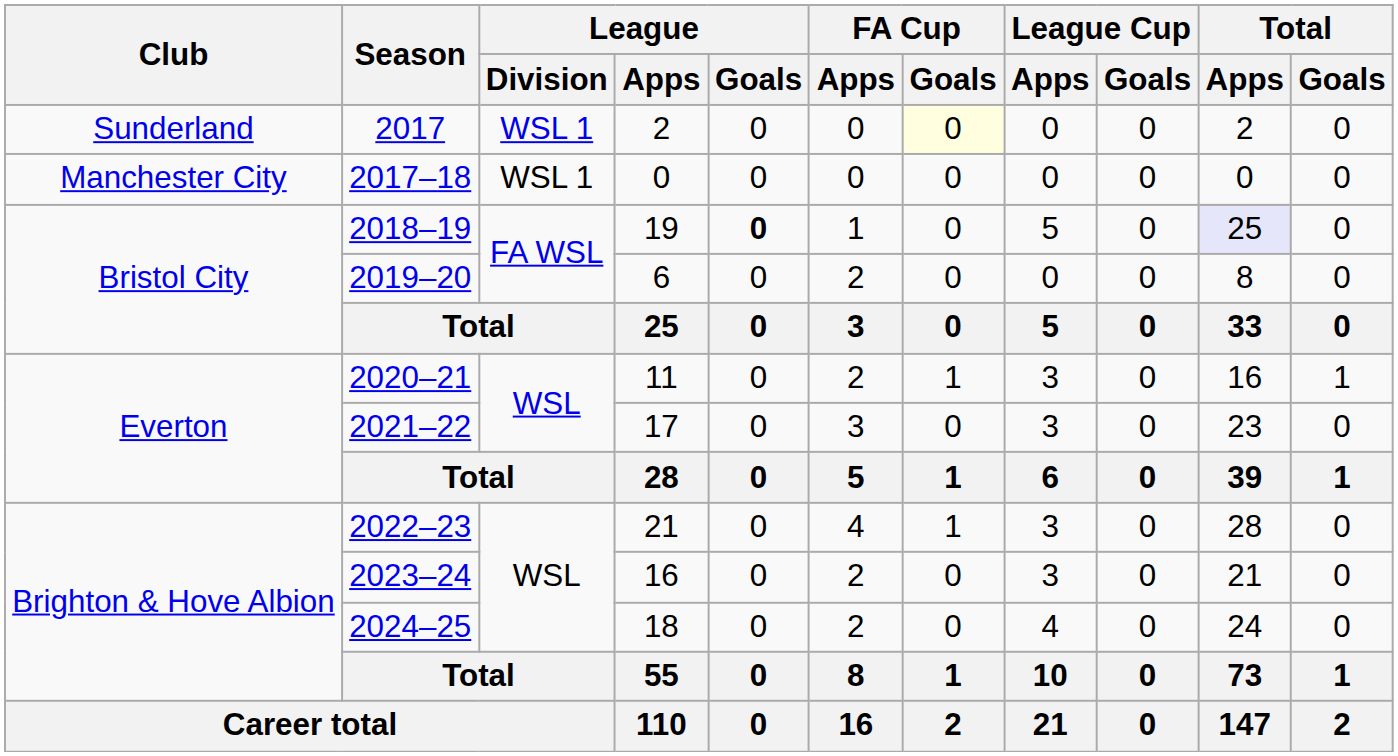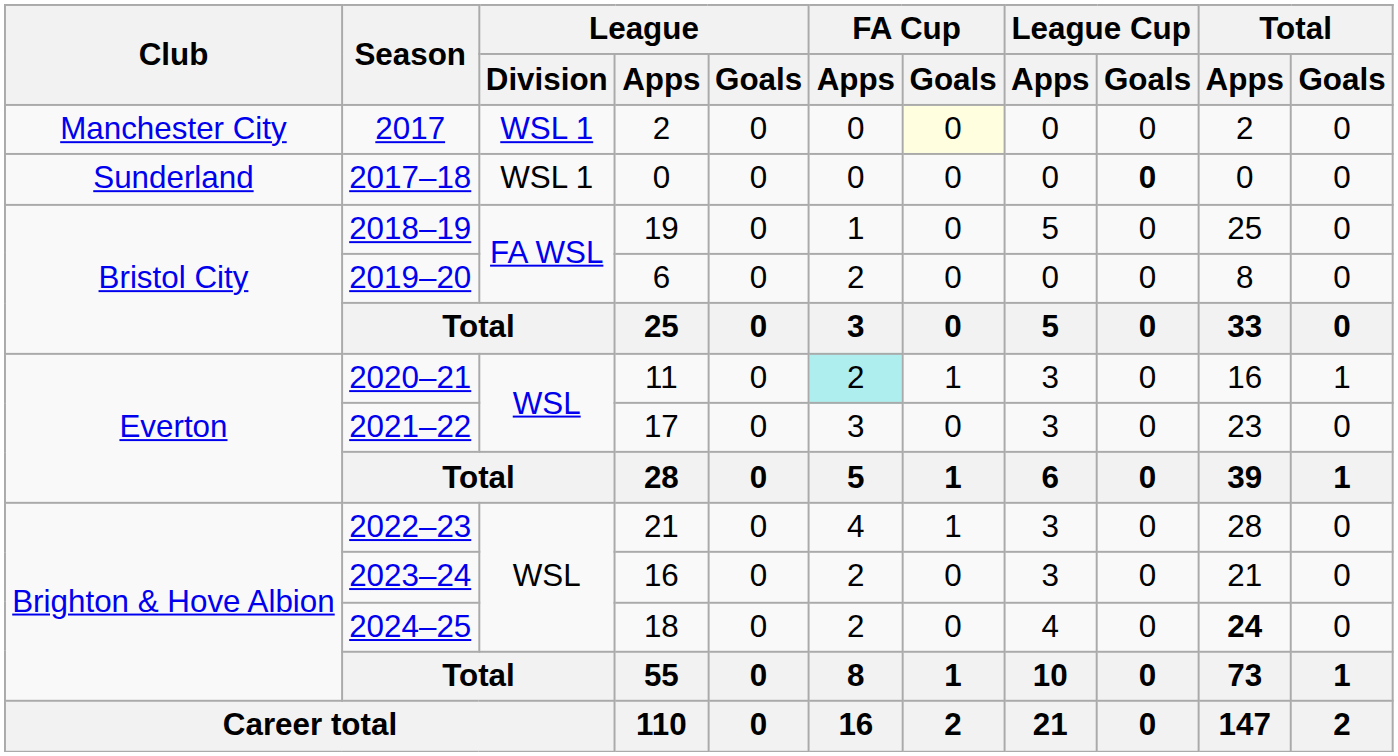(173, 128) Sunderland -> (173, 128) Manchester City
(173, 178) Manchester City -> (173, 178) Sunderland
(1148, 178) normal -> (1148, 178) bold
(759, 228) bold -> (759, 228) normal
(1245, 228) lavender background -> (1245, 228) no background
(856, 377) no background -> (856, 377) paleturquoise background
(1245, 626) normal -> (1245, 626) bold
